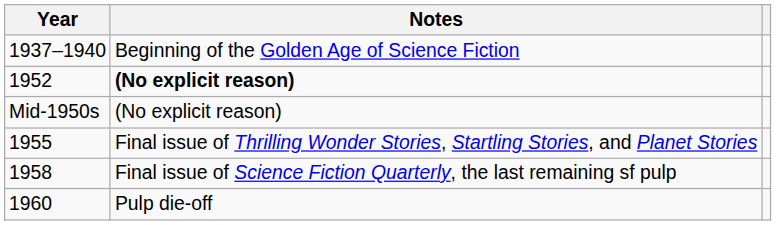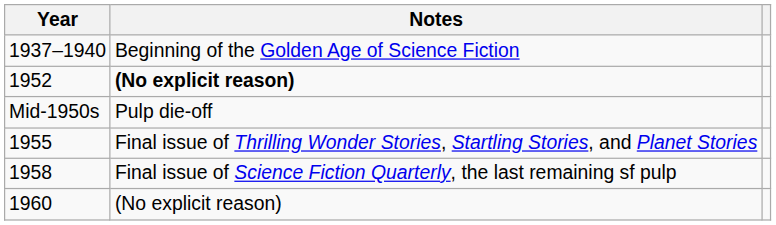(198, 111) (No explicit reason) -> (164, 111) Pulp die-off
(164, 204) Pulp die-off -> (198, 204) (No explicit reason)
